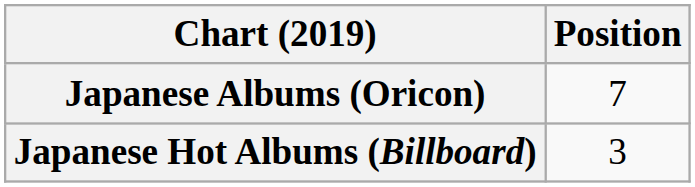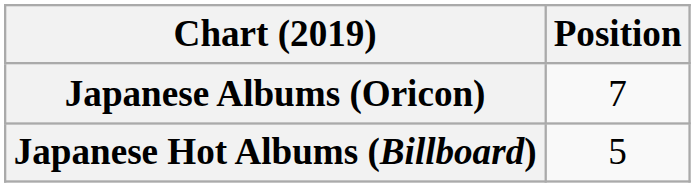(618, 151) 3 -> (618, 151) 5
